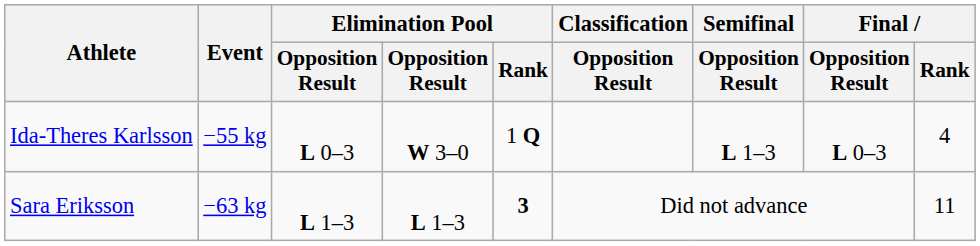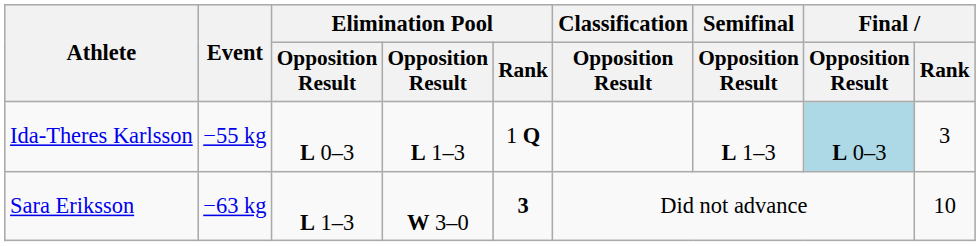(438, 152) W 3–0 -> (438, 152) L 1–3
(859, 152) no background -> (859, 152) lightblue background
(945, 136) 4 -> (945, 136) 3
(438, 222) L 1–3 -> (438, 222) W 3–0
(945, 206) 11 -> (945, 206) 10
